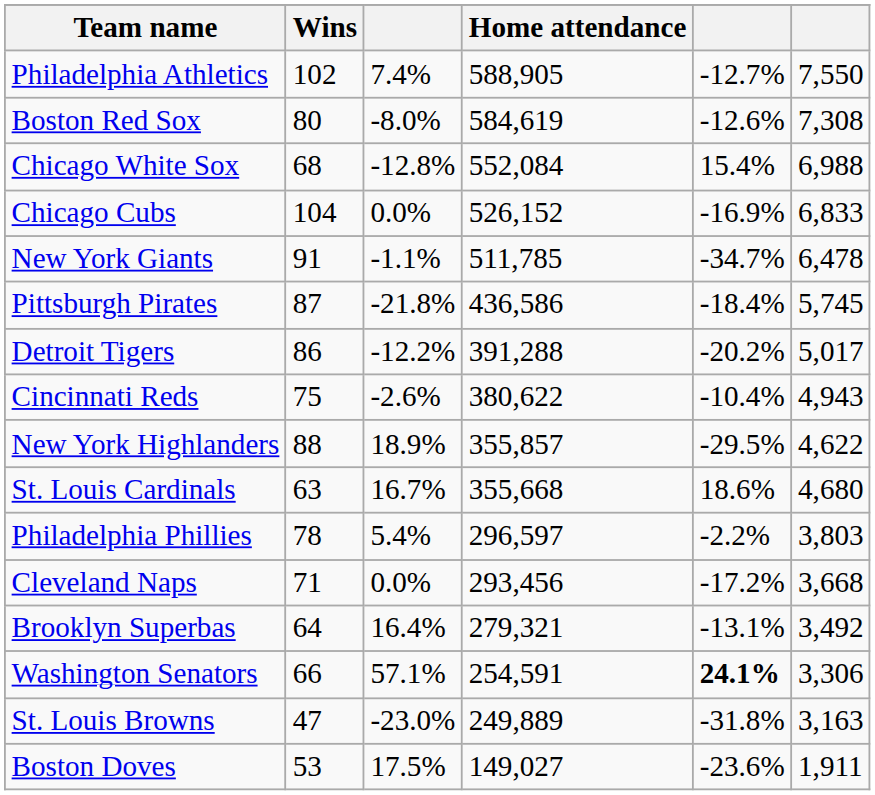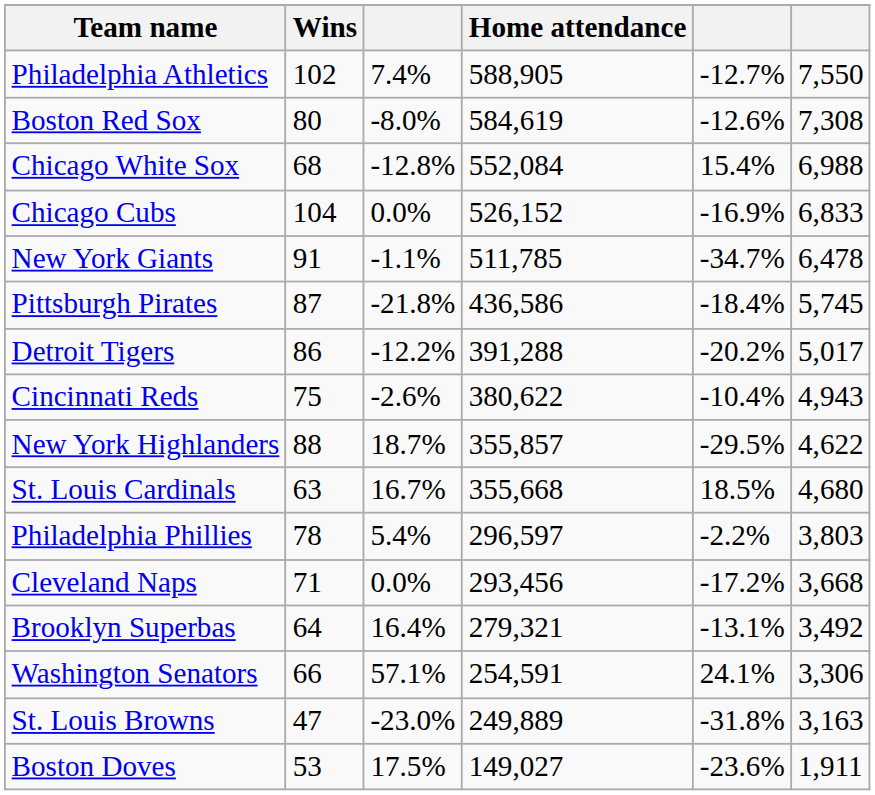(408, 443) 18.9% -> (408, 443) 18.7%
(737, 489) 18.6% -> (737, 489) 18.5%
(740, 674) bold -> (737, 674) normal
